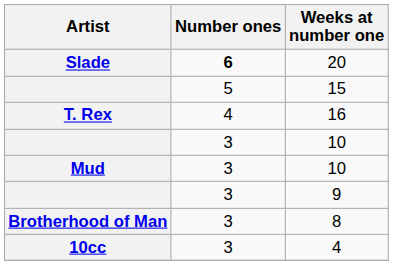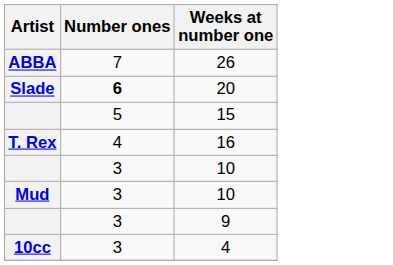+ row: (32, 62)
- row: (88, 221)
